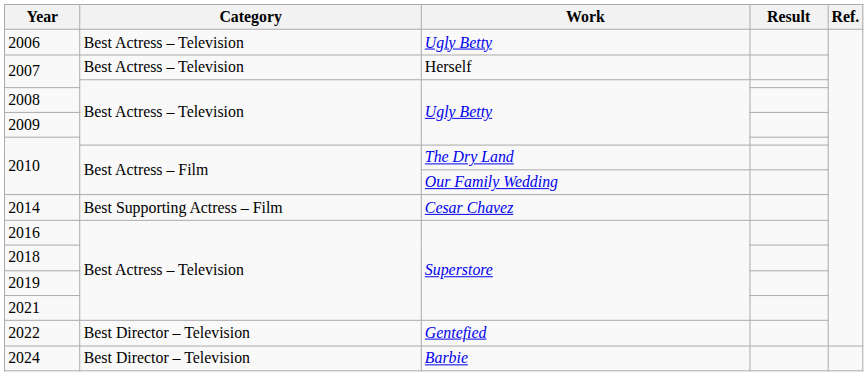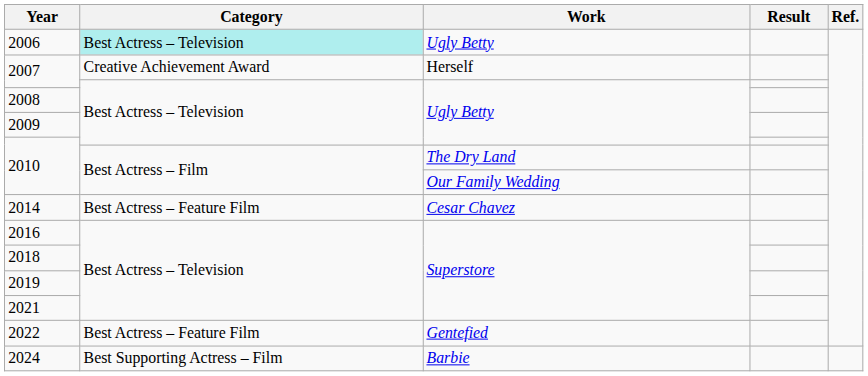(164, 42) no background -> (164, 42) paleturquoise background
(164, 67) Best Actress – Television -> (177, 67) Creative Achievement Award
(183, 207) Best Supporting Actress – Film -> (172, 207) Best Actress – Feature Film
(167, 333) Best Director – Television -> (172, 333) Best Actress – Feature Film
(167, 358) Best Director – Television -> (183, 358) Best Supporting Actress – Film
